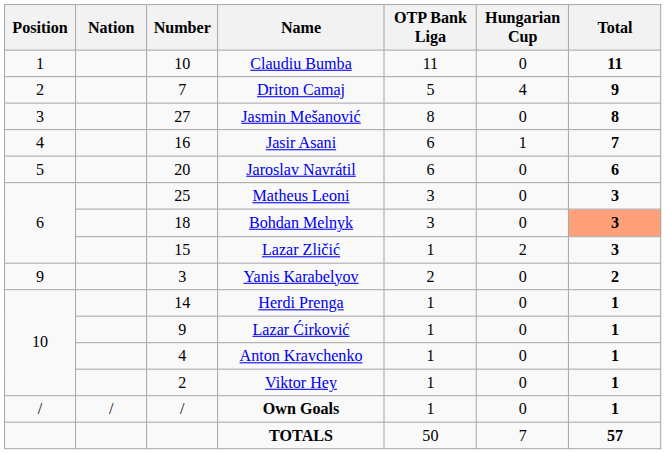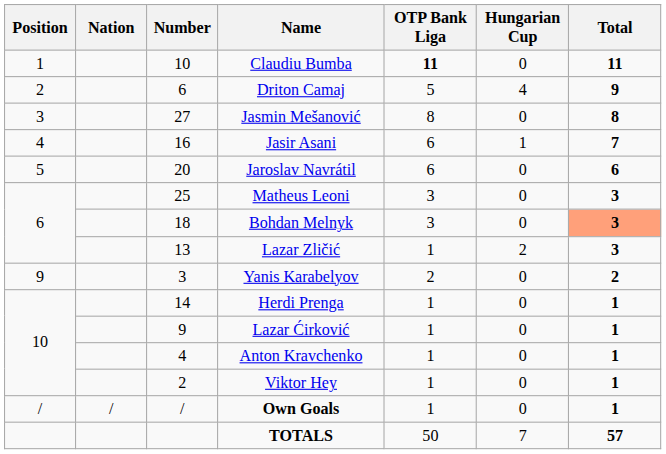(430, 63) normal -> (430, 63) bold
(182, 90) 7 -> (182, 90) 6
(182, 249) 15 -> (182, 249) 13
